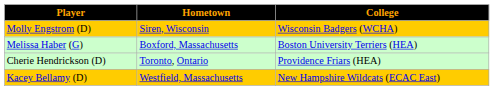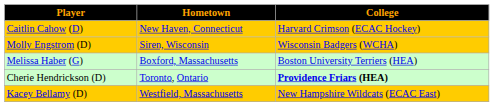+ row: (45, 28)
(329, 61) normal -> (333, 77) bold
